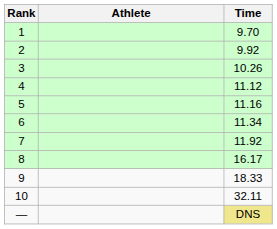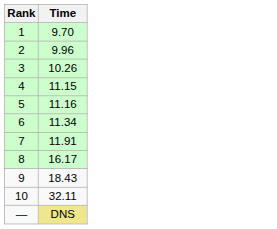- column: (131, 13)
(248, 50) 9.92 -> (63, 50) 9.96
(248, 86) 11.12 -> (63, 86) 11.15
(248, 141) 11.92 -> (63, 141) 11.91
(248, 178) 18.33 -> (63, 178) 18.43
